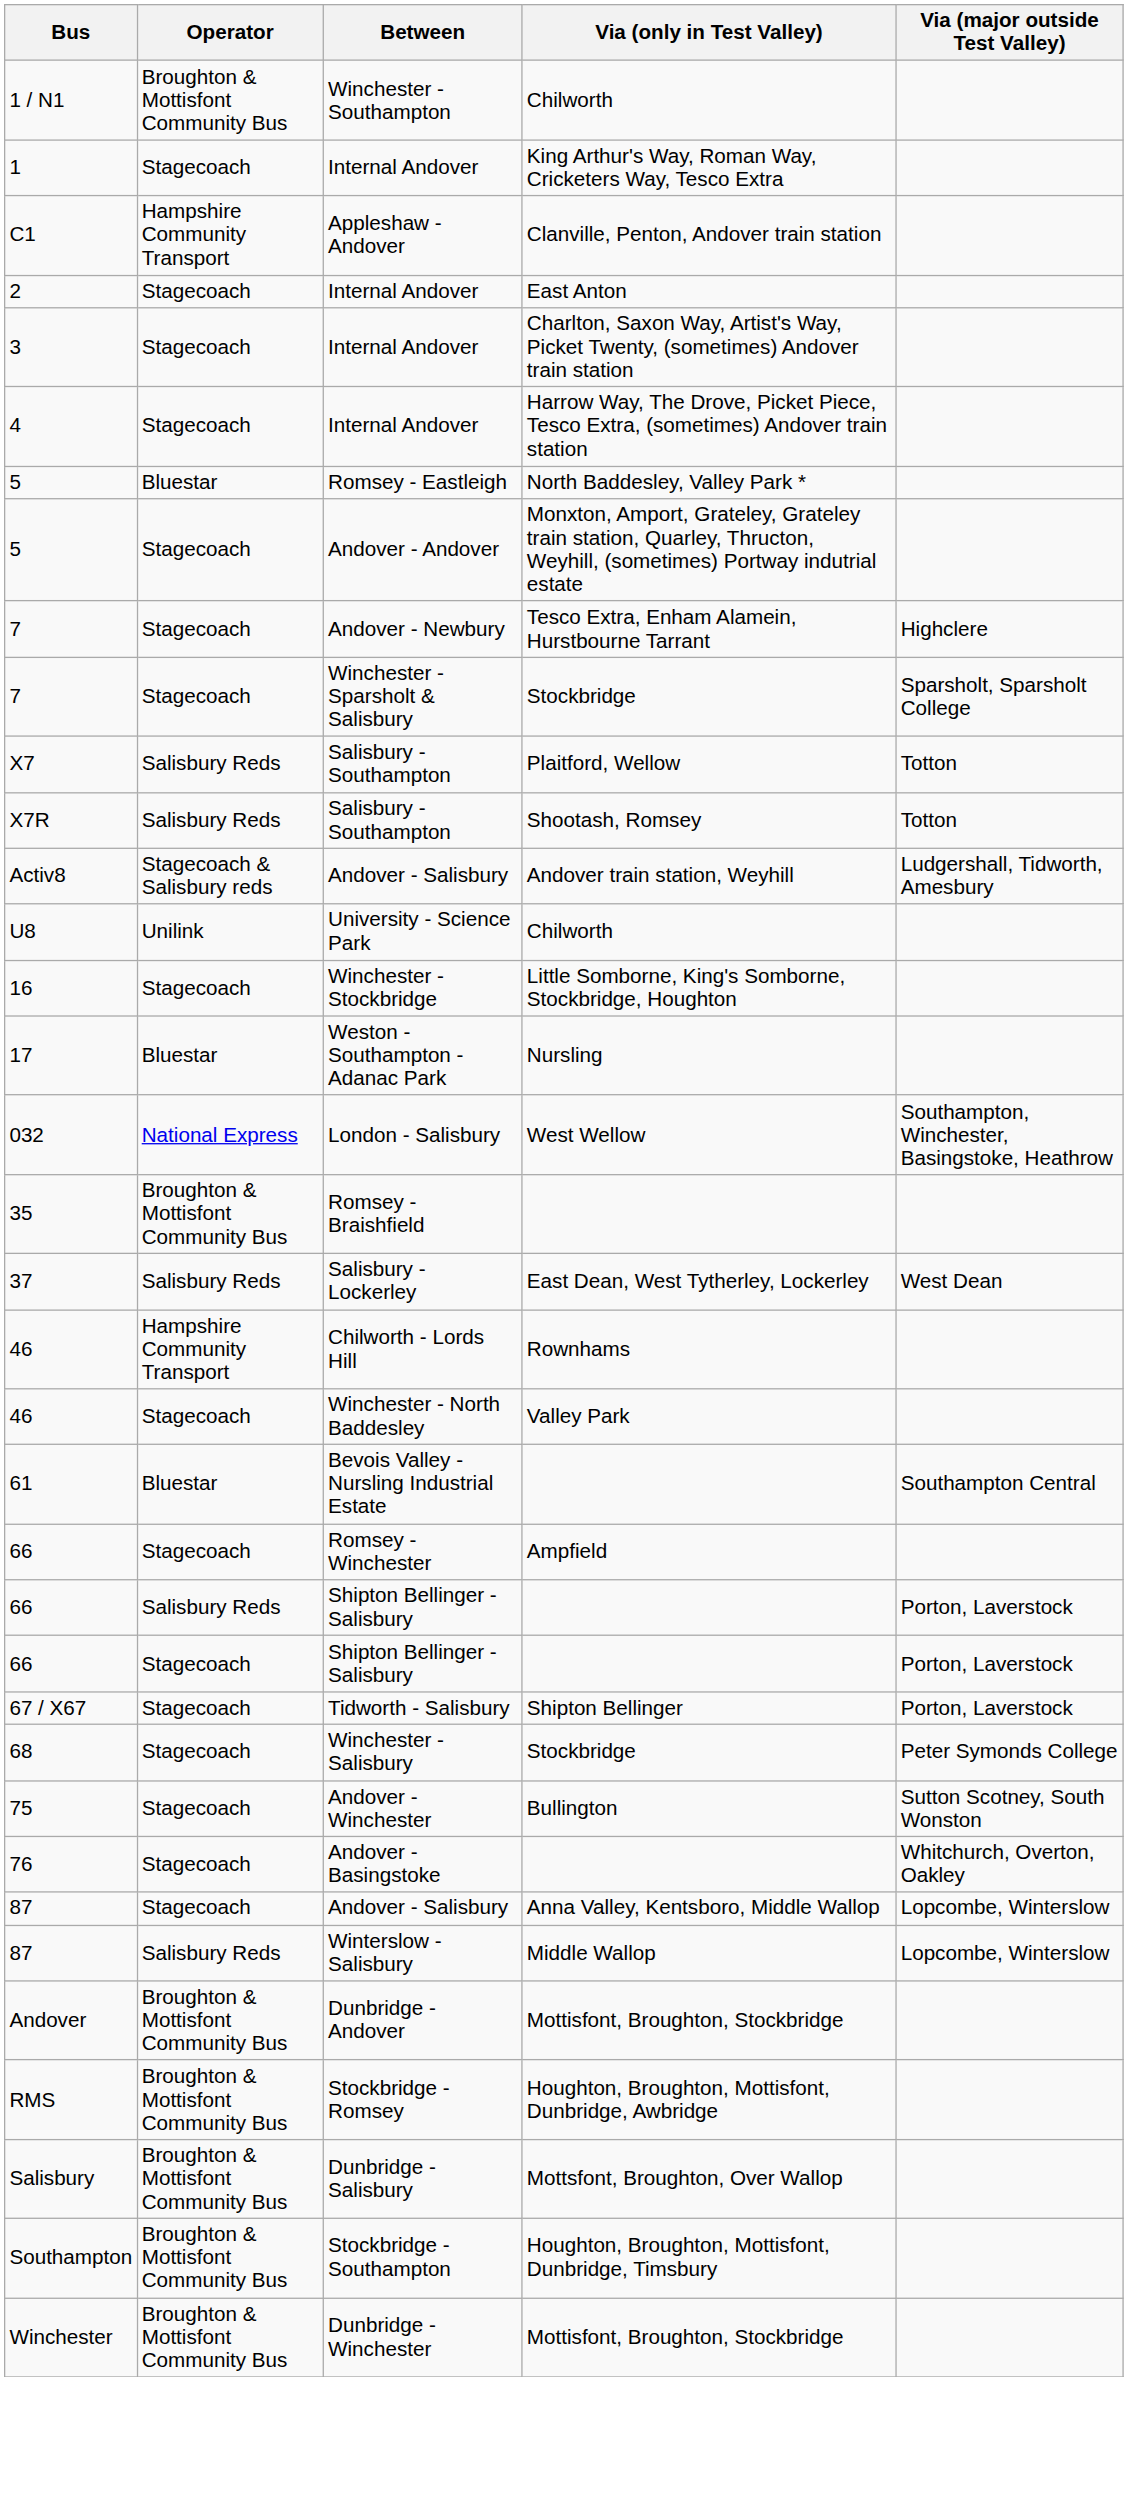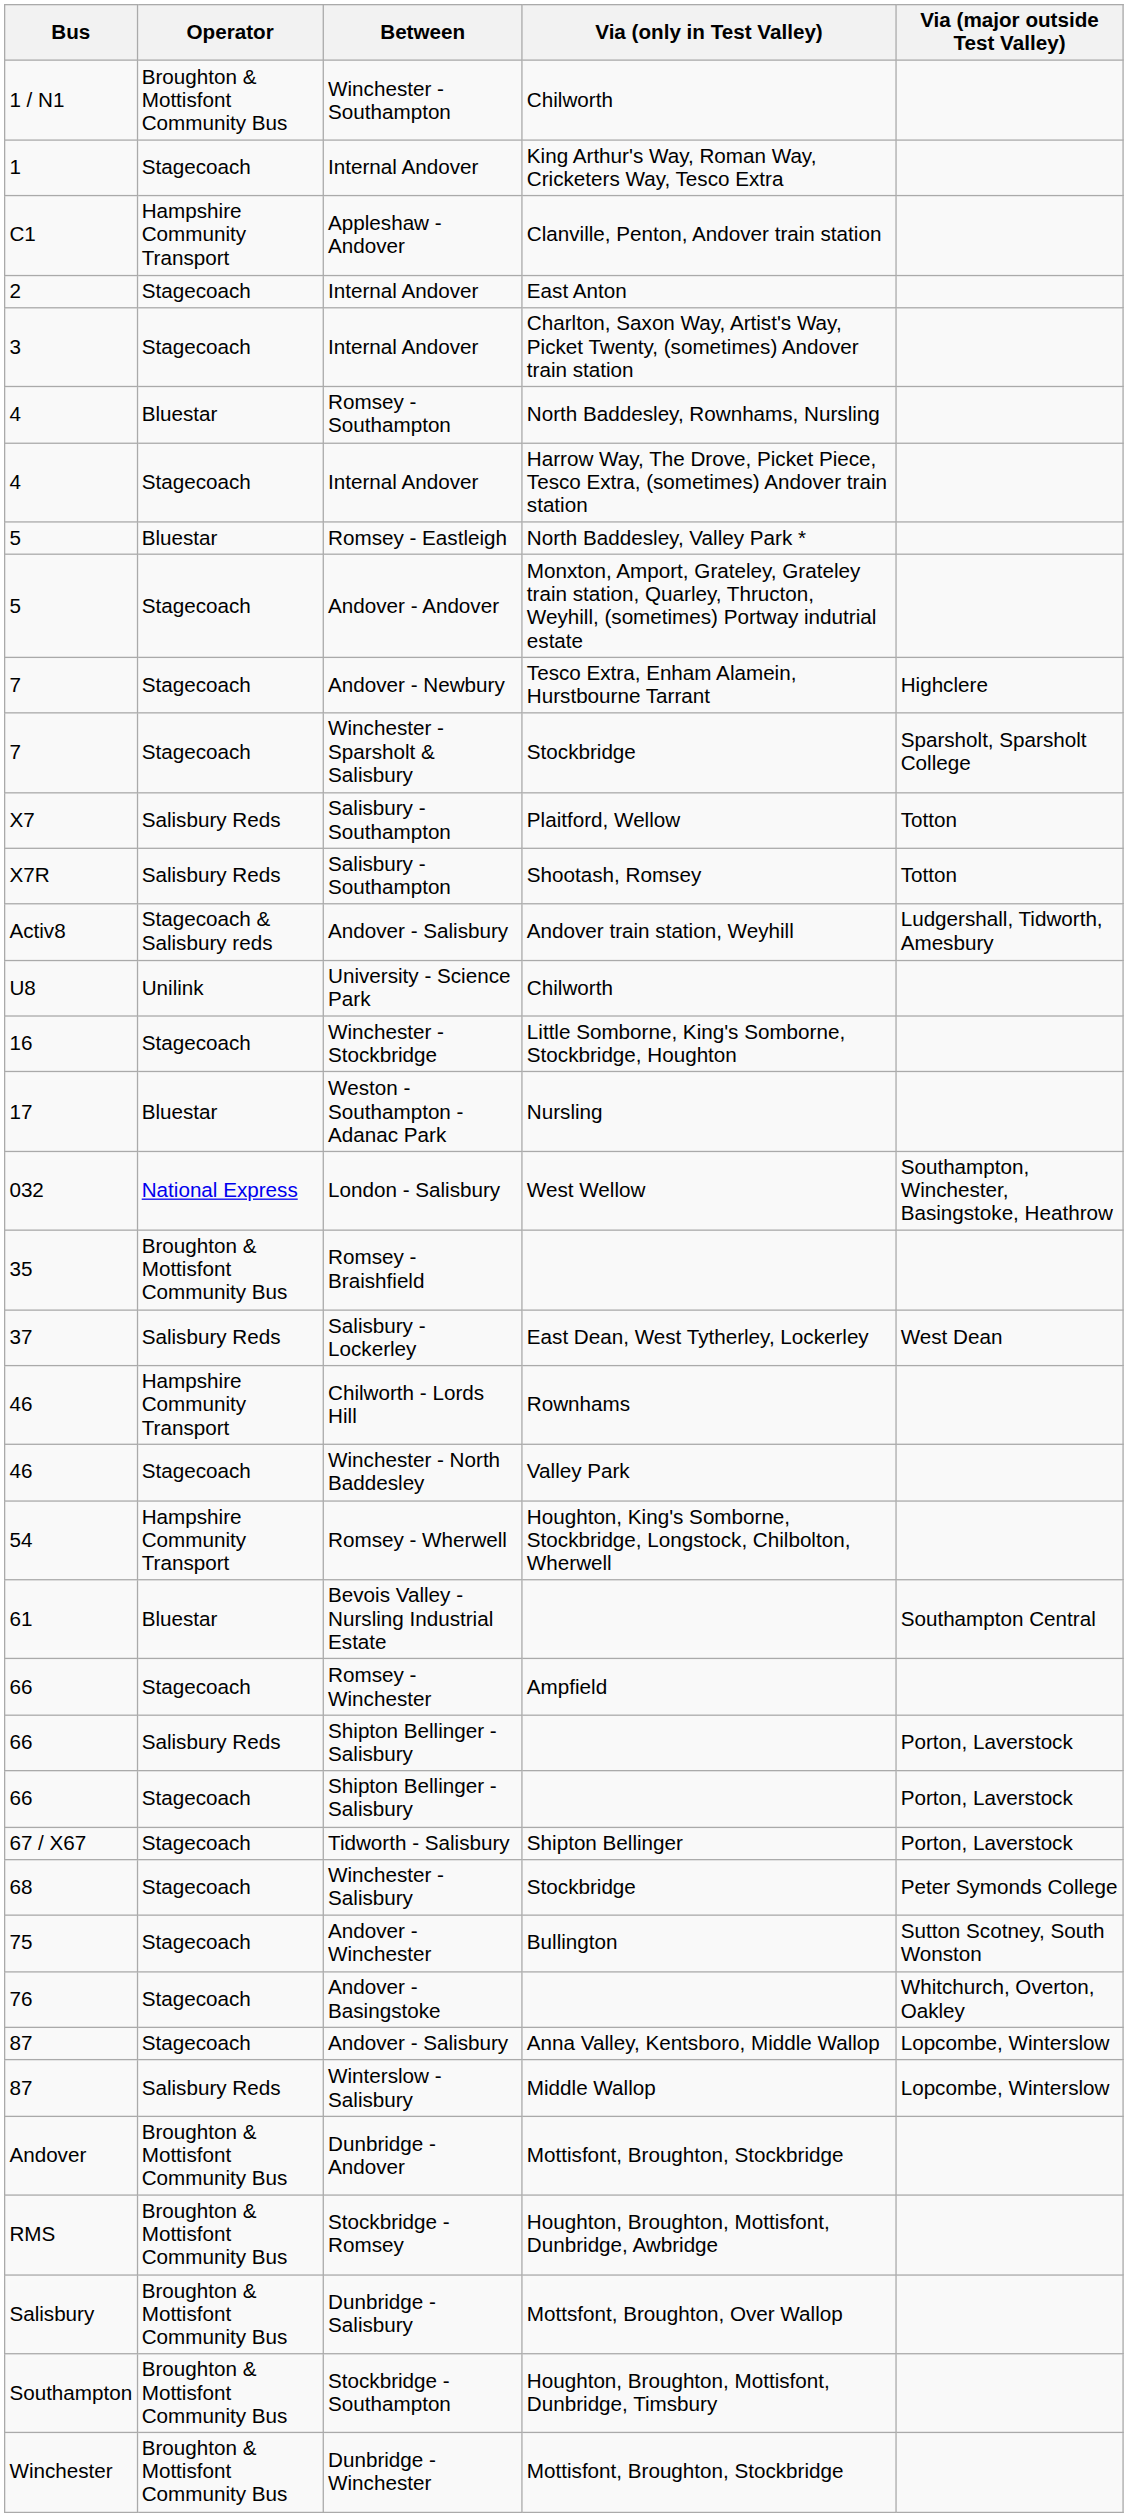+ row: (15, 414)
+ row: (21, 1540)
